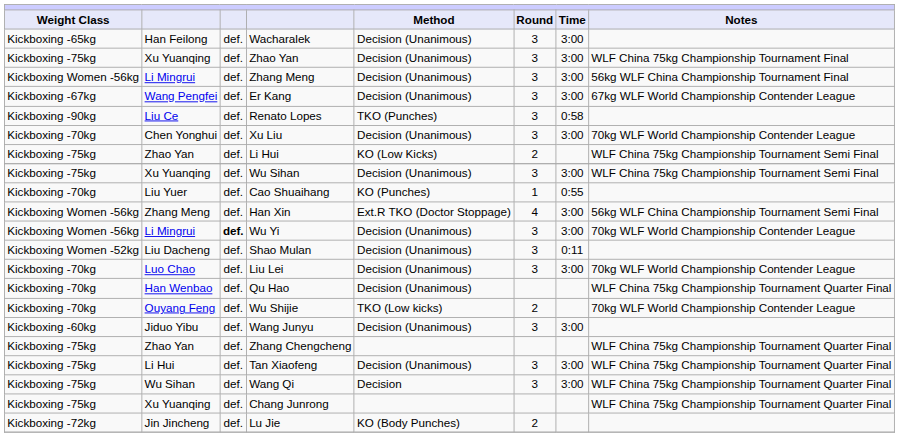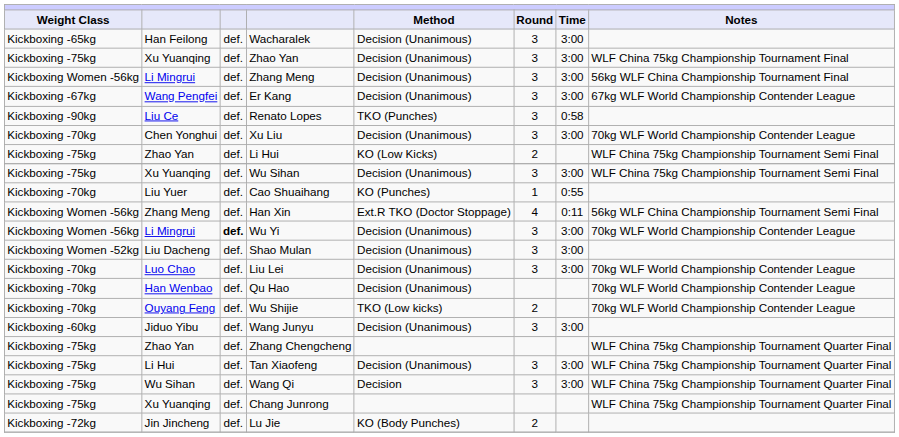(572, 211) 3:00 -> (572, 211) 0:11
(572, 250) 0:11 -> (572, 250) 3:00
(741, 288) WLF China 75kg Championship Tournament Quarter Final -> (723, 288) 70kg WLF World Championship Contender League
